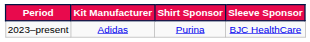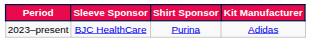columns swapped: (113, 12) <-> (265, 12)
